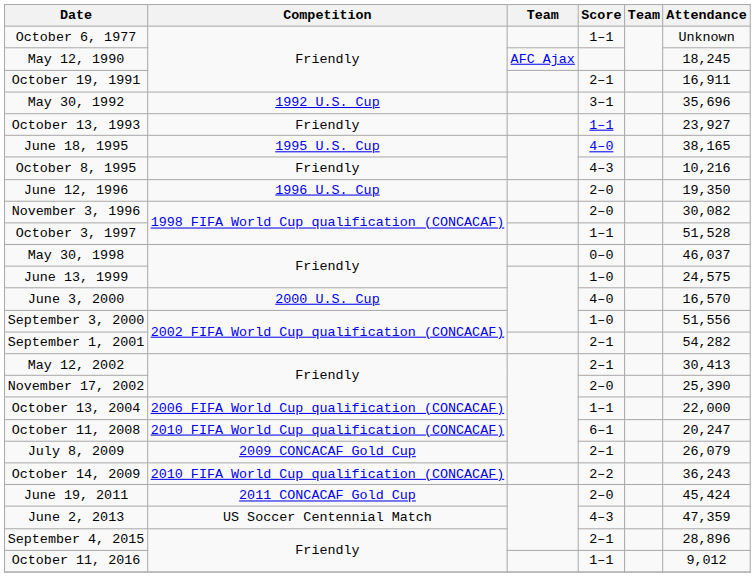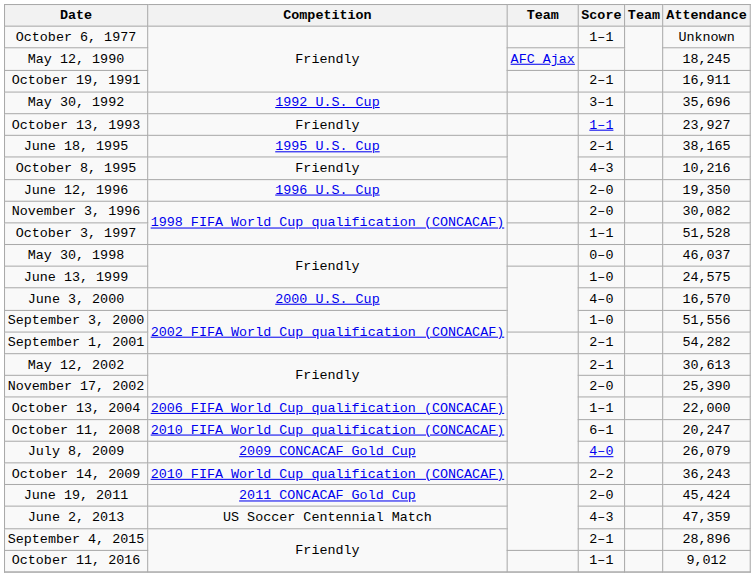(601, 146) 4–0 -> (601, 146) 2–1
(707, 365) 30,413 -> (707, 365) 30,613
(601, 452) 2–1 -> (601, 452) 4–0
